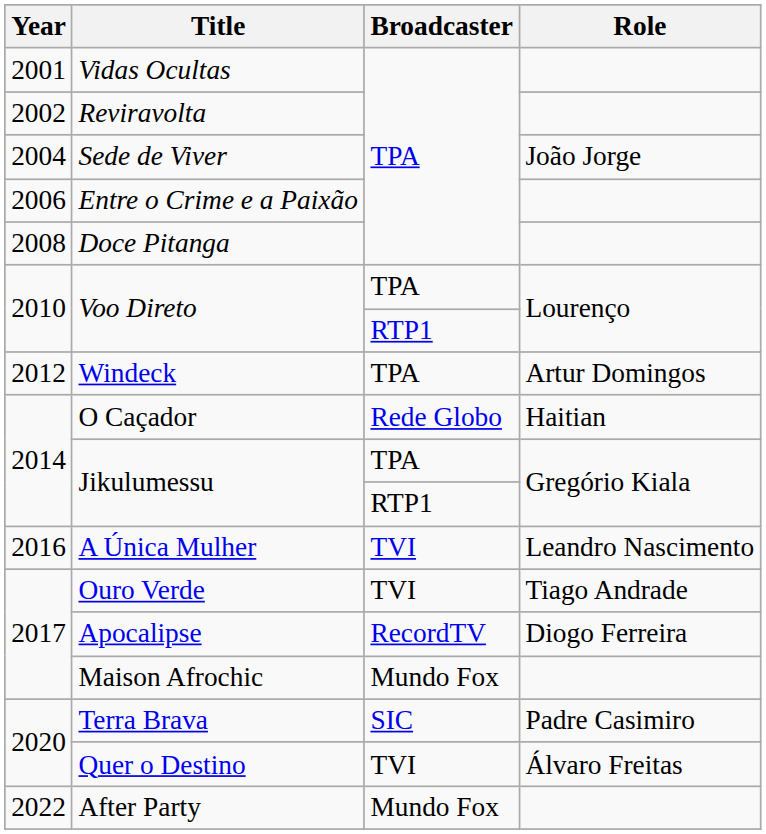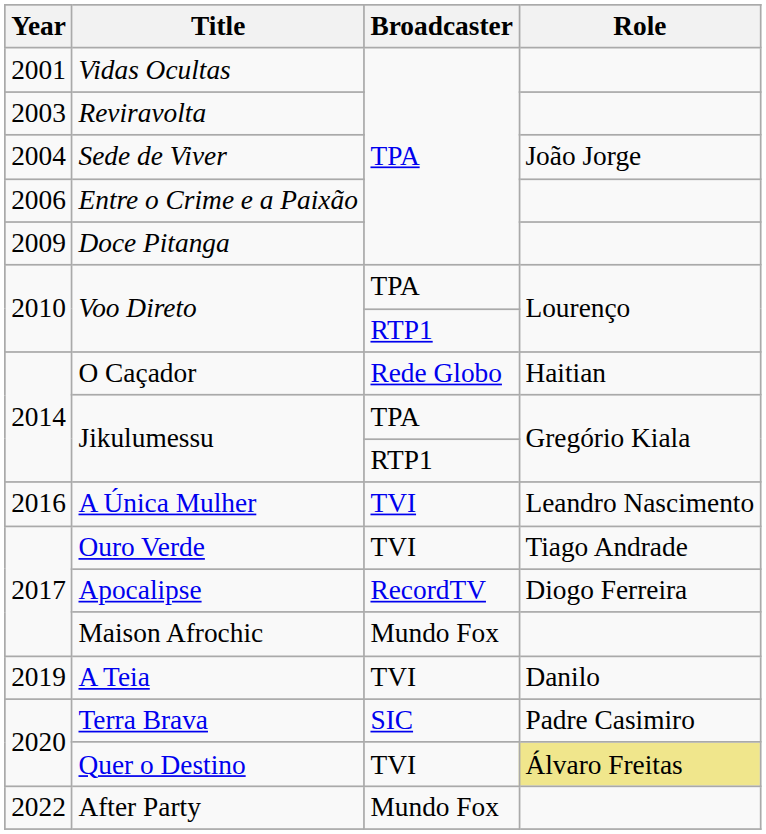(39, 112) 2002 -> (39, 112) 2003
(39, 243) 2008 -> (39, 243) 2009
- row: (127, 373)
+ row: (114, 677)
(604, 763) no background -> (604, 763) khaki background
